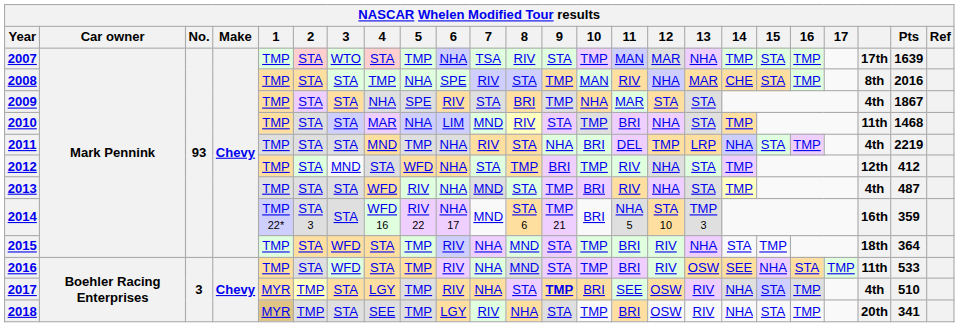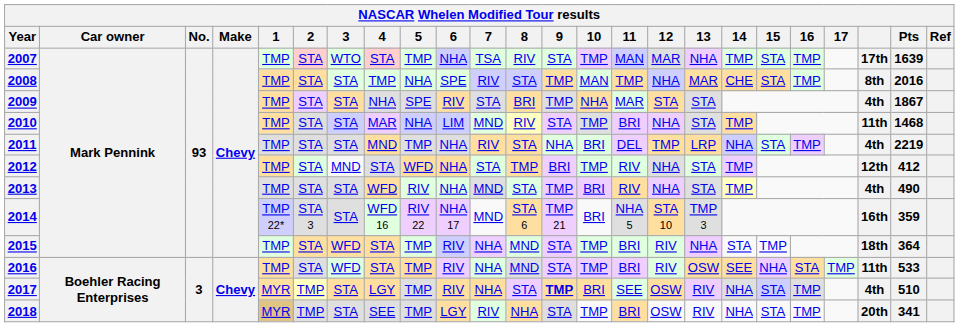(629, 80) RIV -> (629, 80) TMP
(909, 188) 487 -> (909, 188) 490
